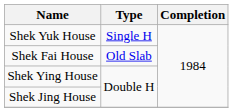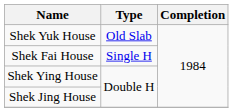(129, 35) Single H -> (129, 35) Old Slab
(129, 55) Old Slab -> (129, 55) Single H
